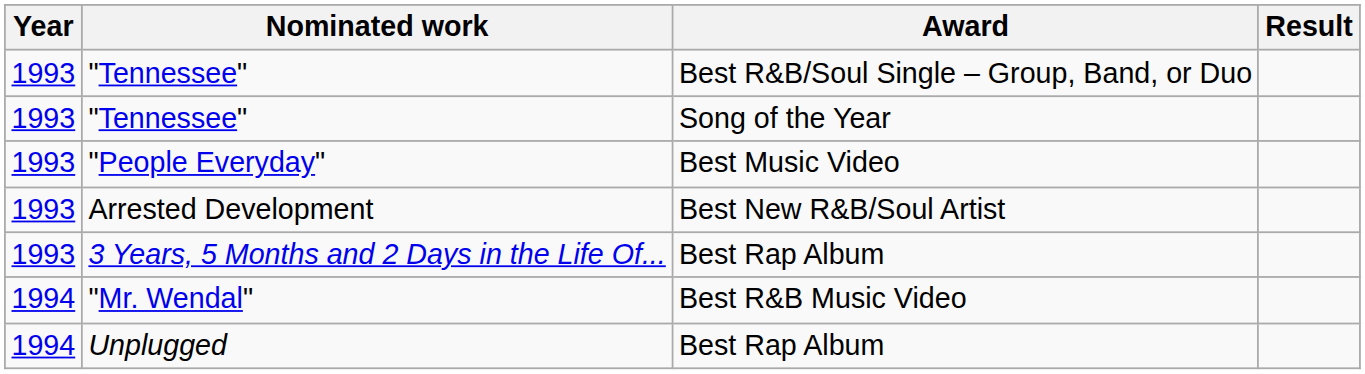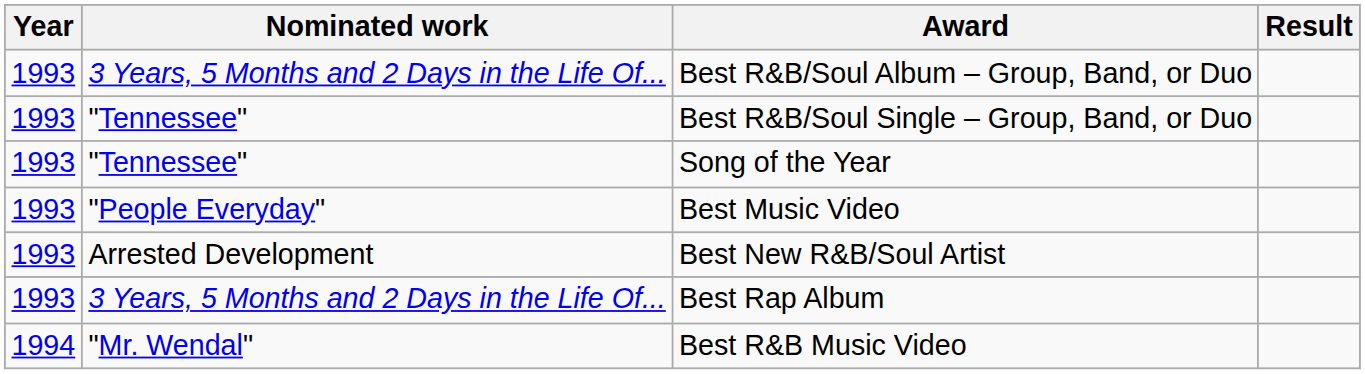+ row: (377, 72)
- row: (158, 345)
